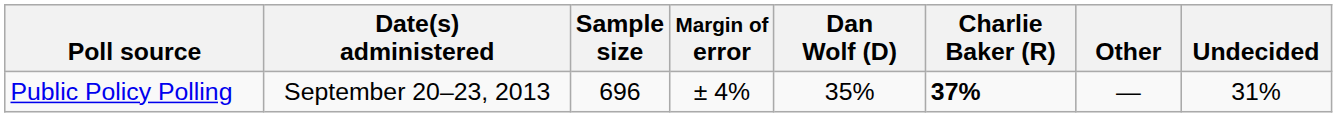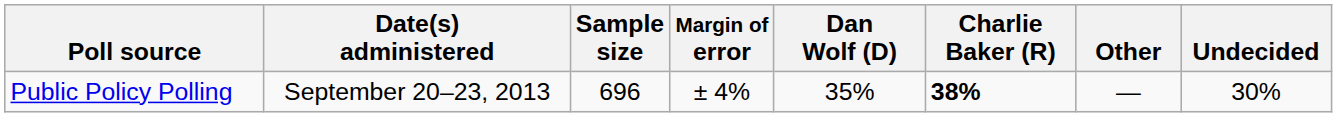(956, 91) 37% -> (956, 91) 38%
(1256, 91) 31% -> (1256, 91) 30%
